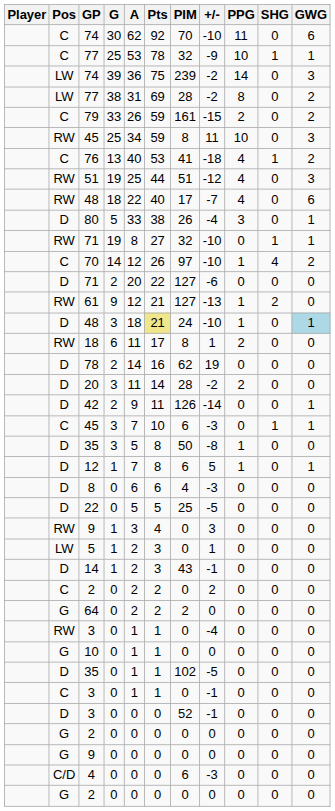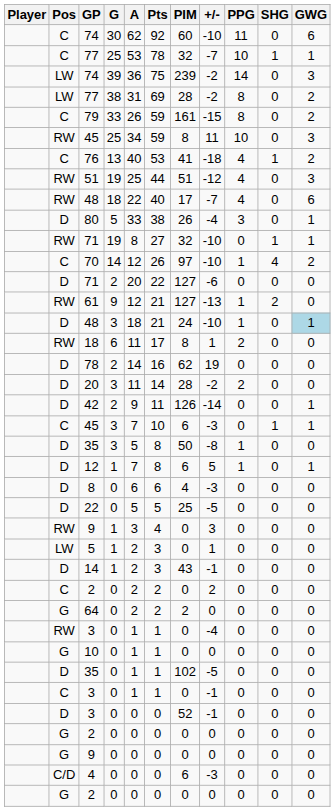(185, 35) 70 -> (185, 35) 60
(212, 55) -9 -> (212, 55) -7
(241, 117) 2 -> (241, 117) 8
(158, 323) khaki background -> (158, 323) no background
